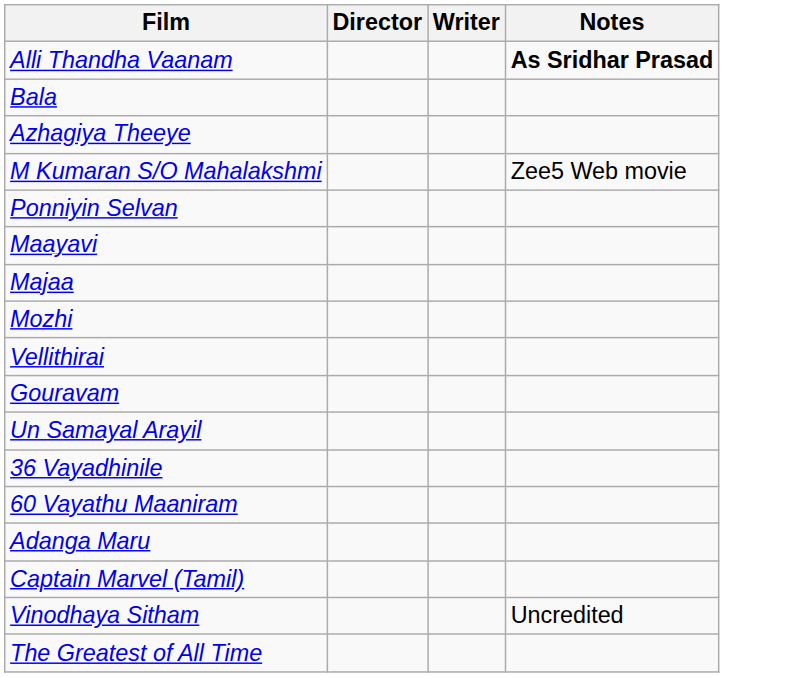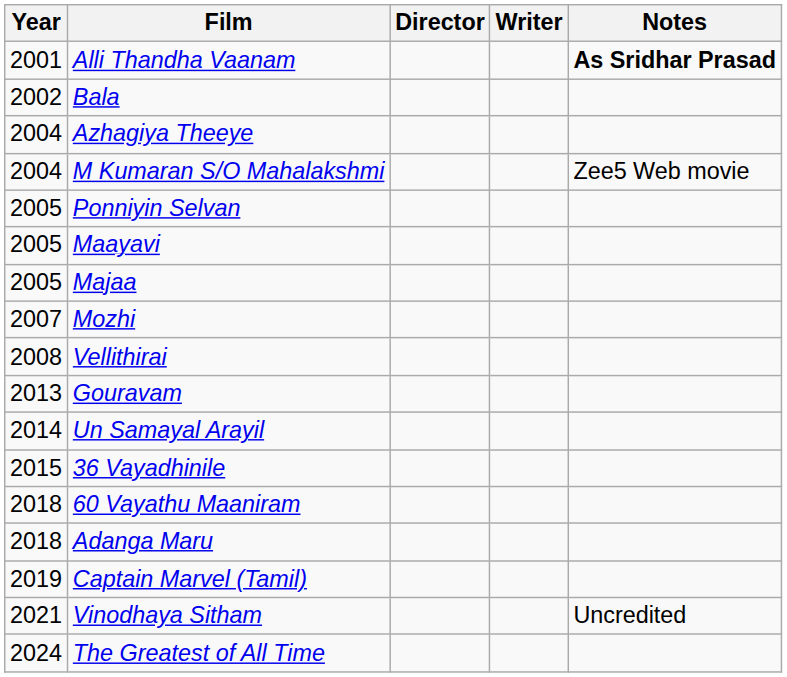+ column: (36, 23)
